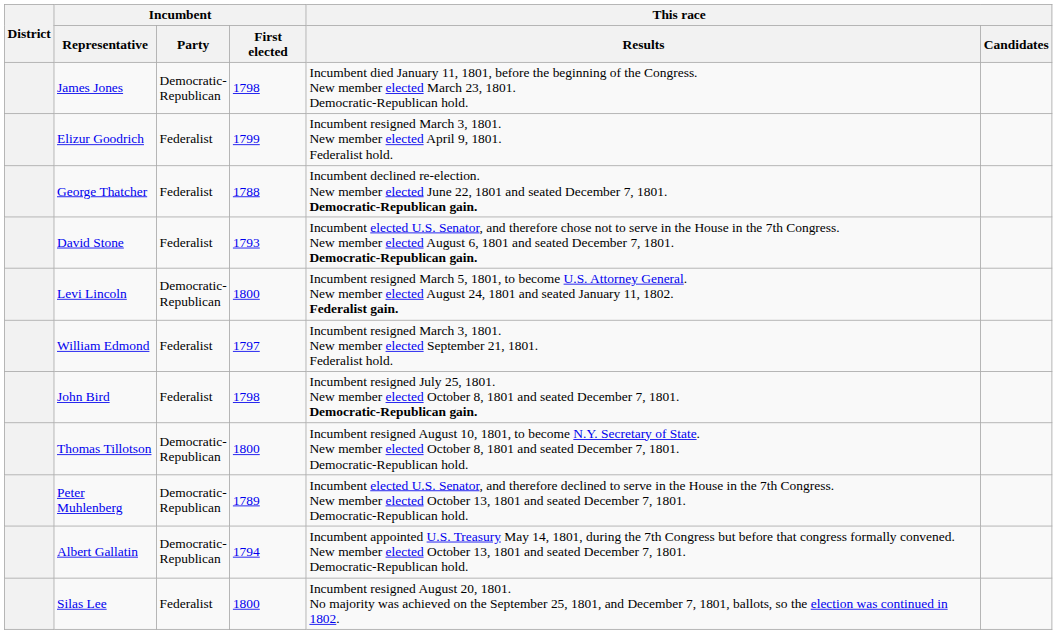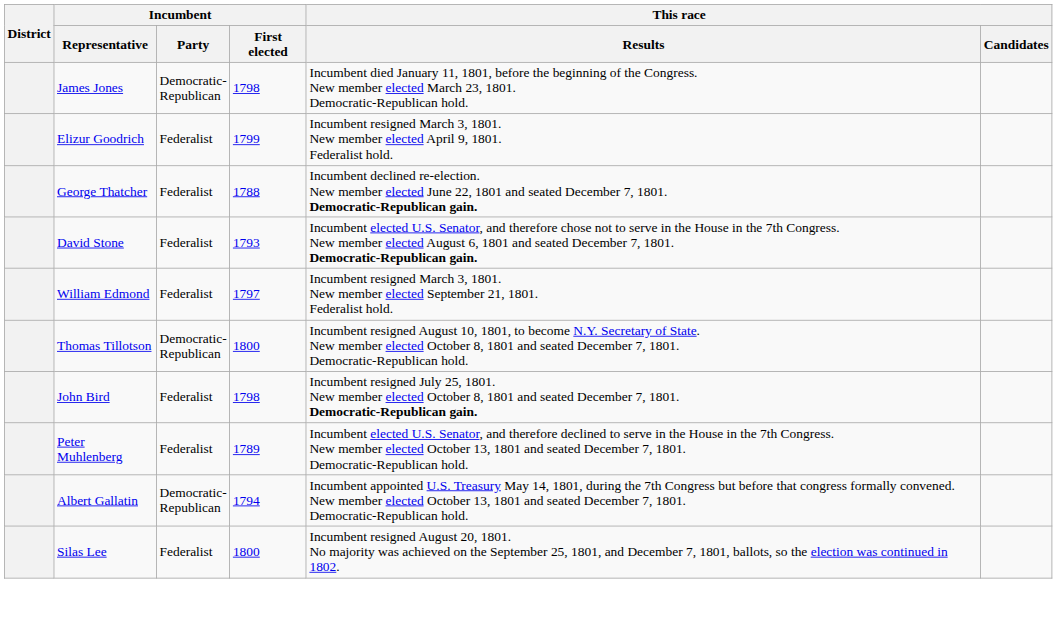- row: (92, 294)
rows swapped: (83, 397) <-> (104, 448)
(193, 500) Democratic- Republican -> (186, 448) Federalist
